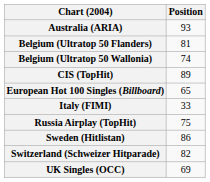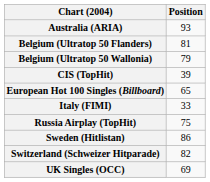(186, 59) 74 -> (186, 59) 79
(186, 75) 89 -> (186, 75) 39
